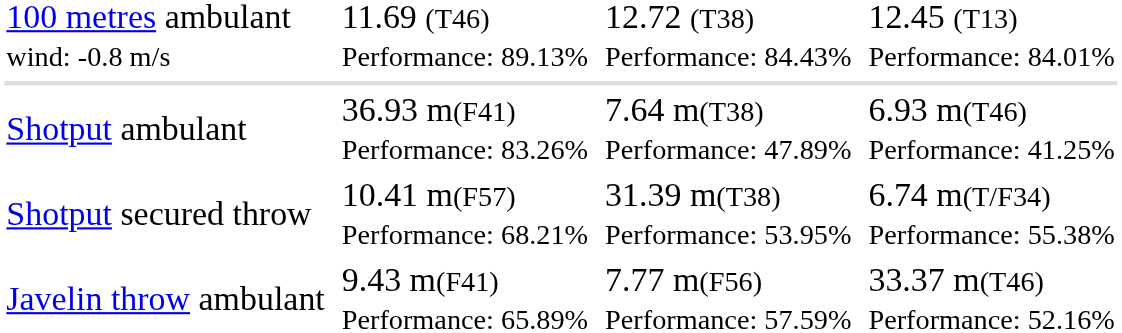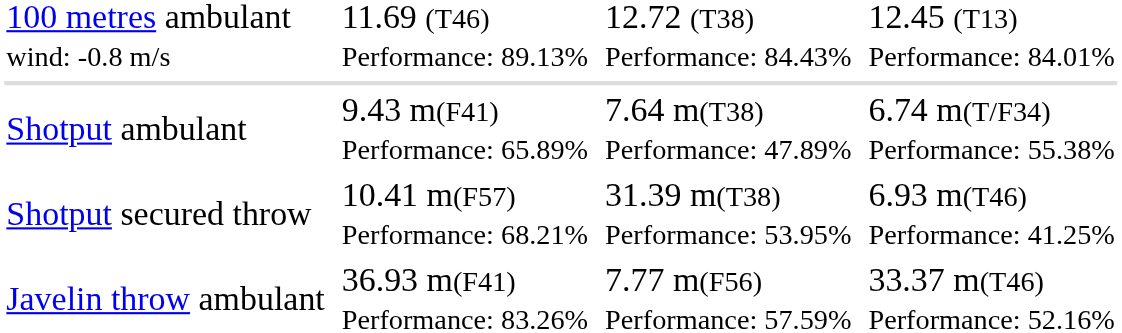(465, 129) 36.93 m(F41) Performance: 83.26% -> (465, 129) 9.43 m(F41) Performance: 65.89%
(992, 129) 6.93 m(T46) Performance: 41.25% -> (992, 129) 6.74 m(T/F34) Performance: 55.38%
(992, 214) 6.74 m(T/F34) Performance: 55.38% -> (992, 214) 6.93 m(T46) Performance: 41.25%
(465, 298) 9.43 m(F41) Performance: 65.89% -> (465, 298) 36.93 m(F41) Performance: 83.26%
